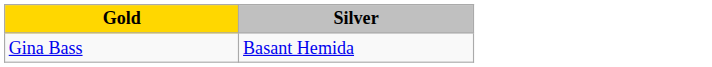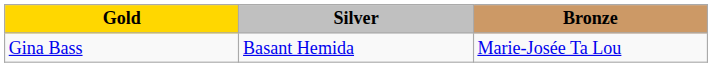+ column: (590, 18)
